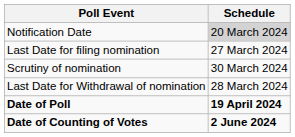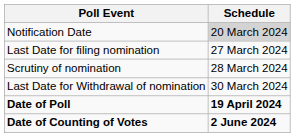(249, 68) 30 March 2024 -> (249, 68) 28 March 2024
(249, 86) 28 March 2024 -> (249, 86) 30 March 2024
